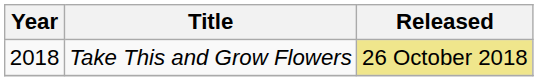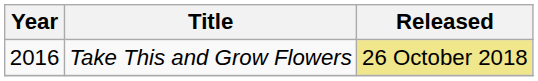(35, 57) 2018 -> (35, 57) 2016
